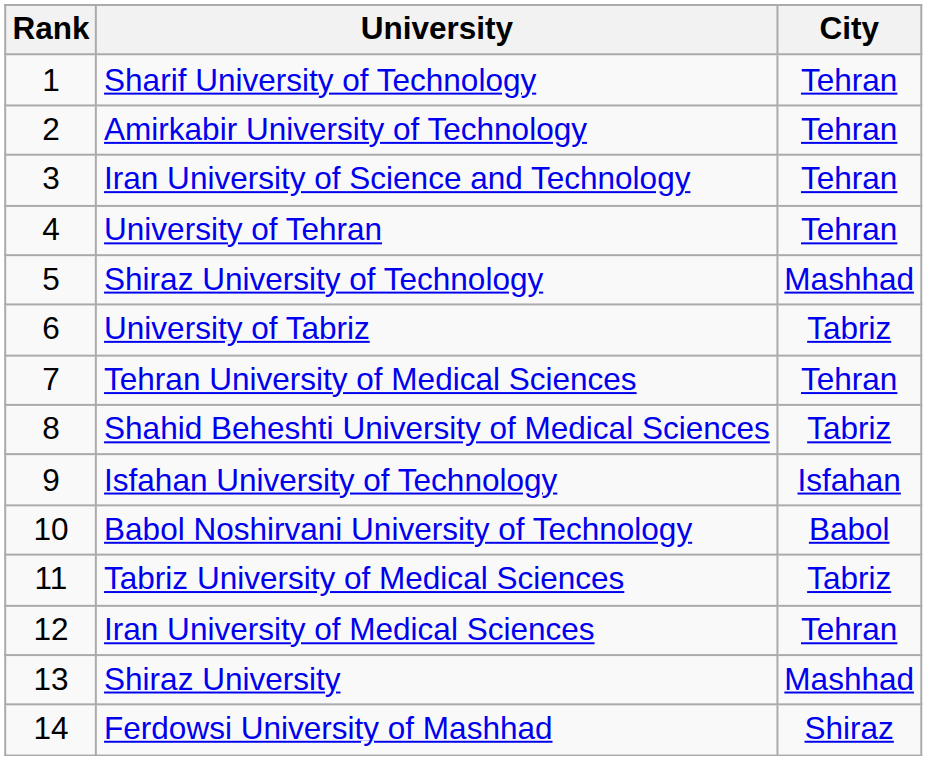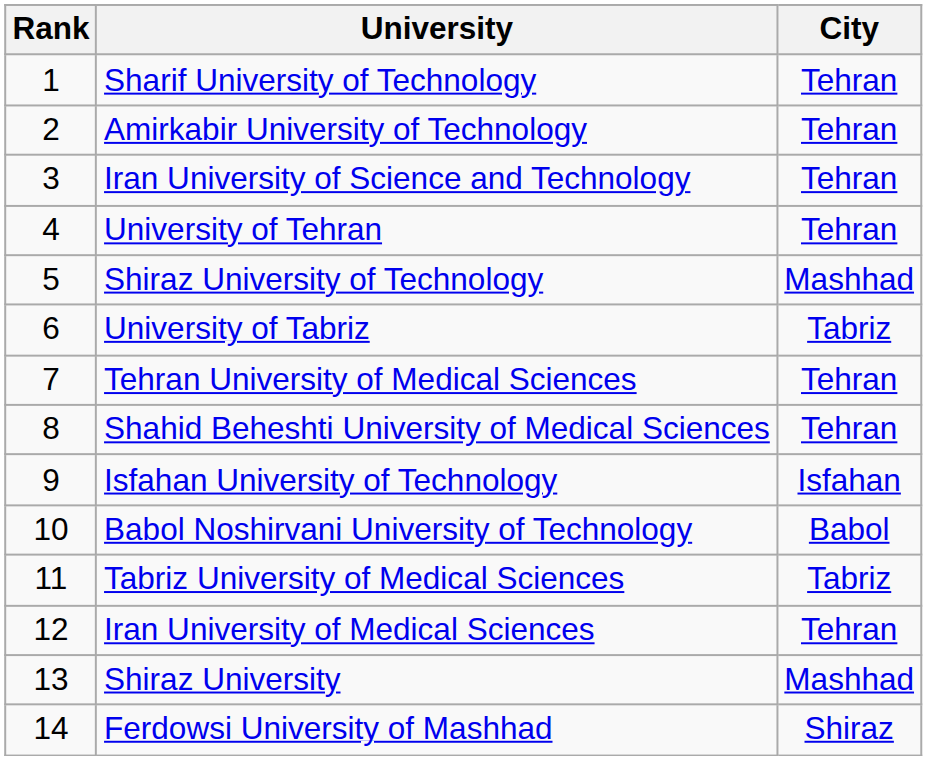(849, 429) Tabriz -> (849, 429) Tehran
